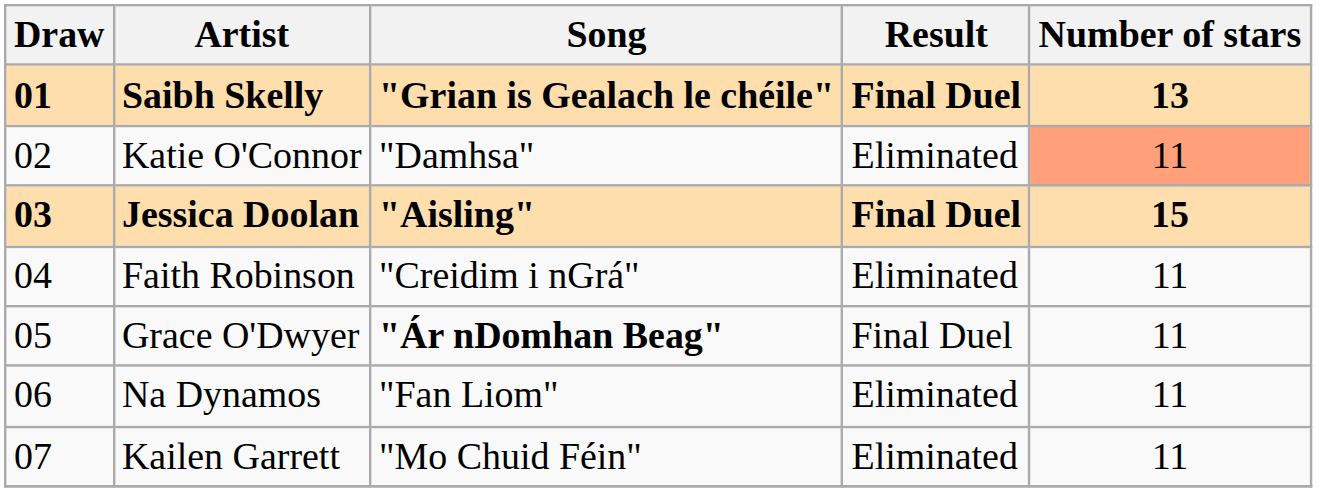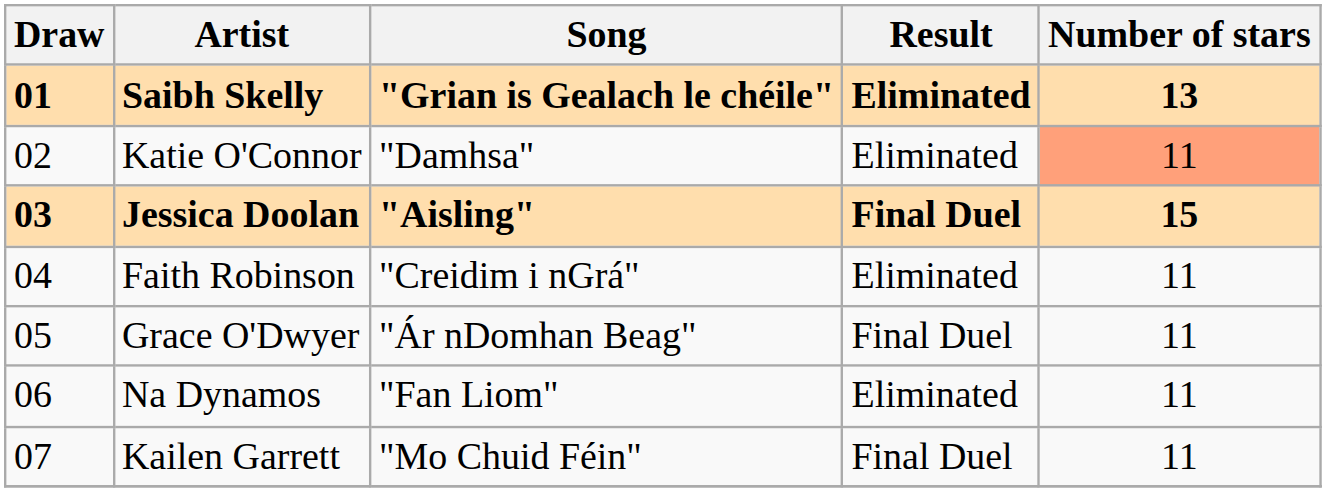(936, 94) Final Duel -> (941, 94) Eliminated
(551, 335) bold -> (538, 335) normal
(935, 455) Eliminated -> (932, 455) Final Duel
